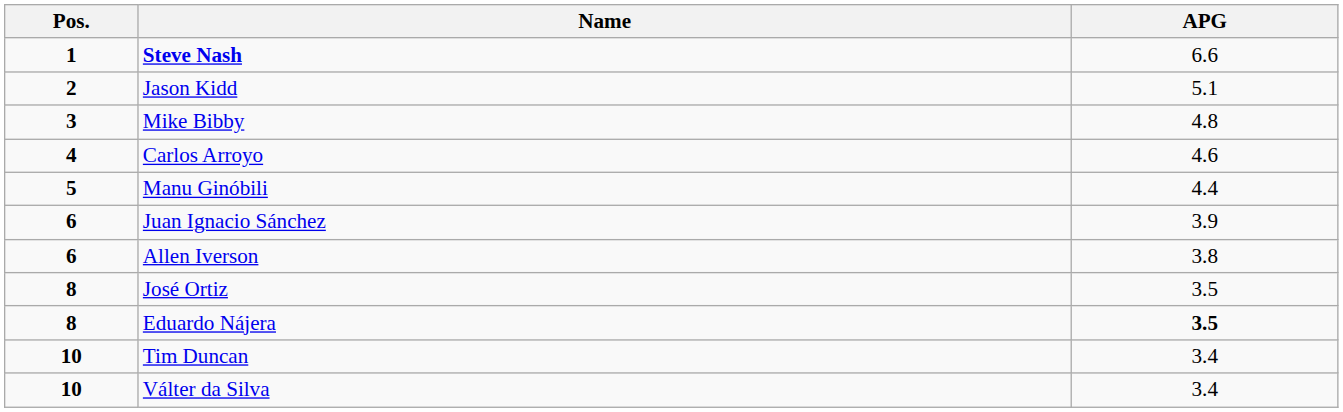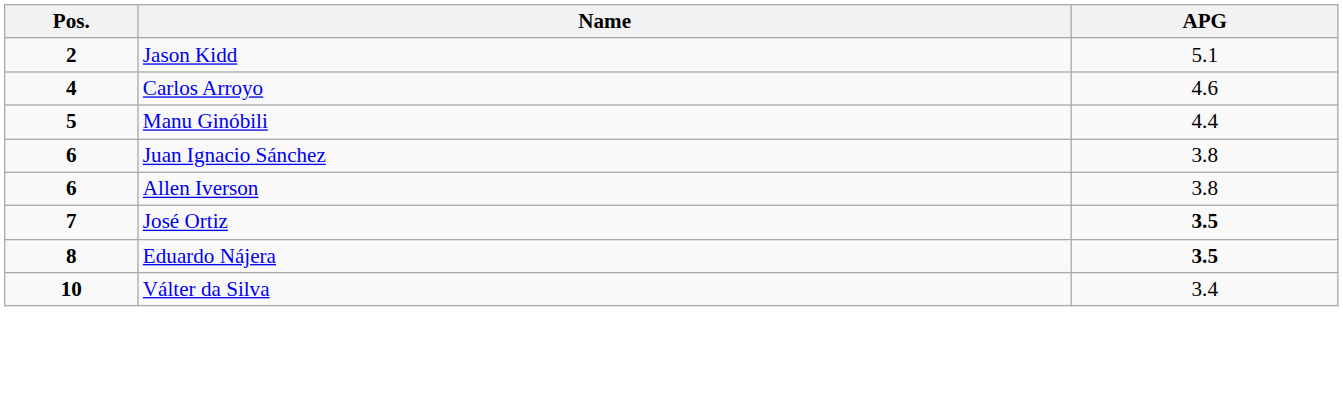- row: (192, 54)
- row: (194, 121)
(1205, 222) 3.9 -> (1205, 155) 3.8
(71, 289) 8 -> (71, 222) 7
(1205, 289) normal -> (1205, 222) bold
- row: (196, 356)
